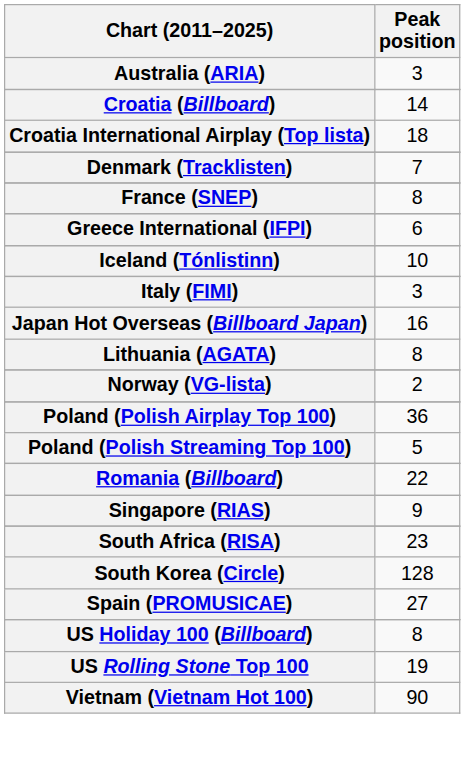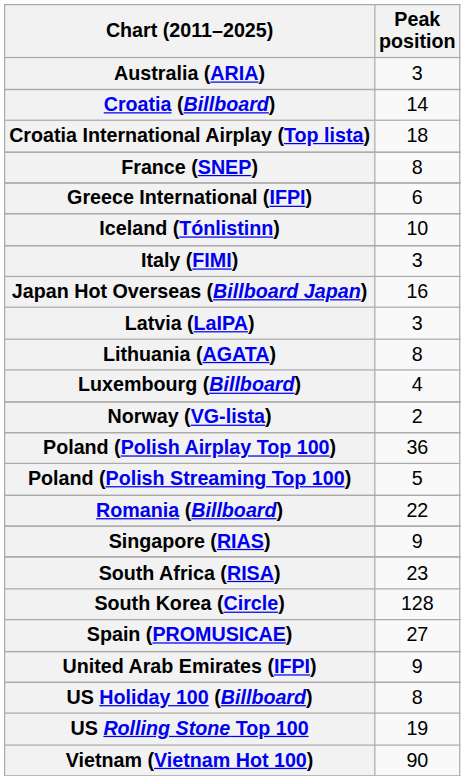- row: (190, 167)
+ row: (190, 323)
+ row: (190, 385)
+ row: (190, 666)
